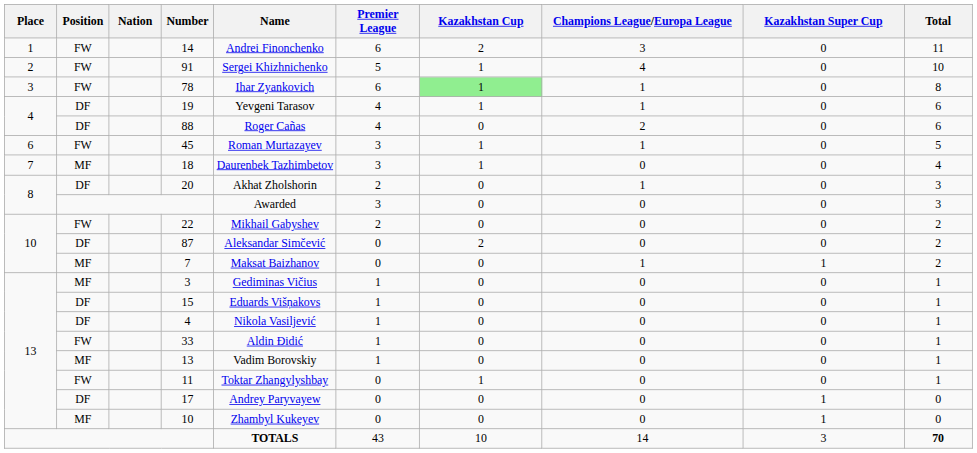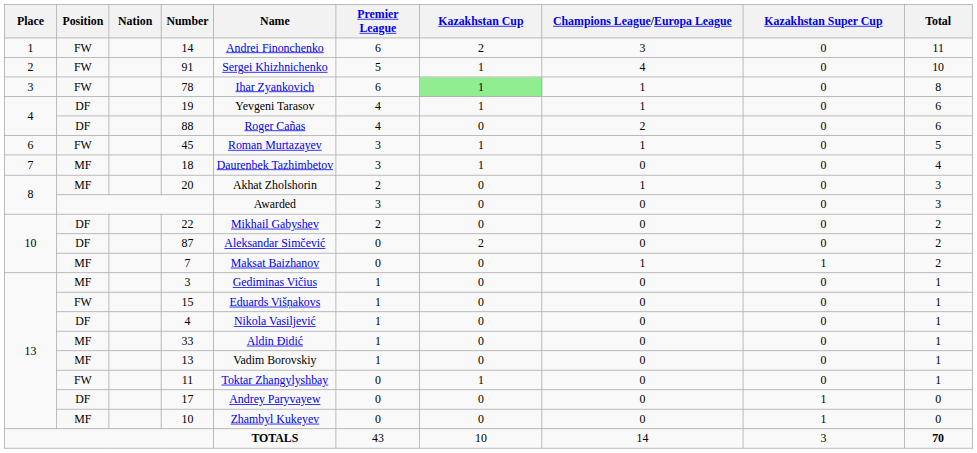(83, 184) DF -> (83, 184) MF
(83, 223) FW -> (83, 223) DF
(83, 302) DF -> (83, 302) FW
(83, 341) FW -> (83, 341) MF
